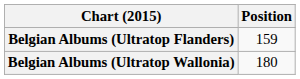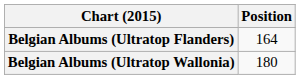(267, 39) 159 -> (267, 39) 164
